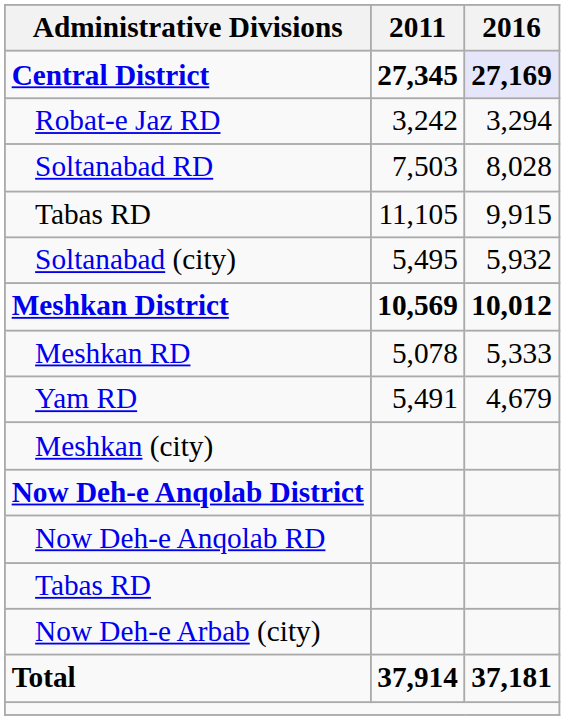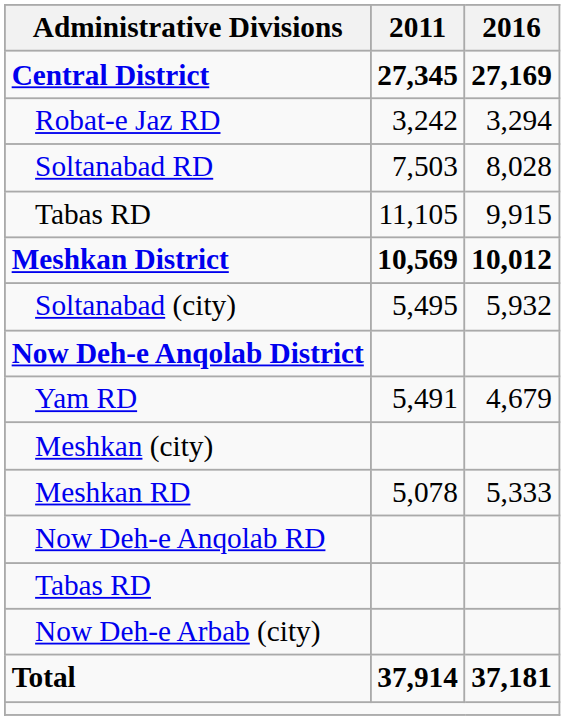(512, 74) lavender background -> (512, 74) no background
rows swapped: (136, 259) <-> (120, 306)
rows swapped: (113, 352) <-> (188, 492)
